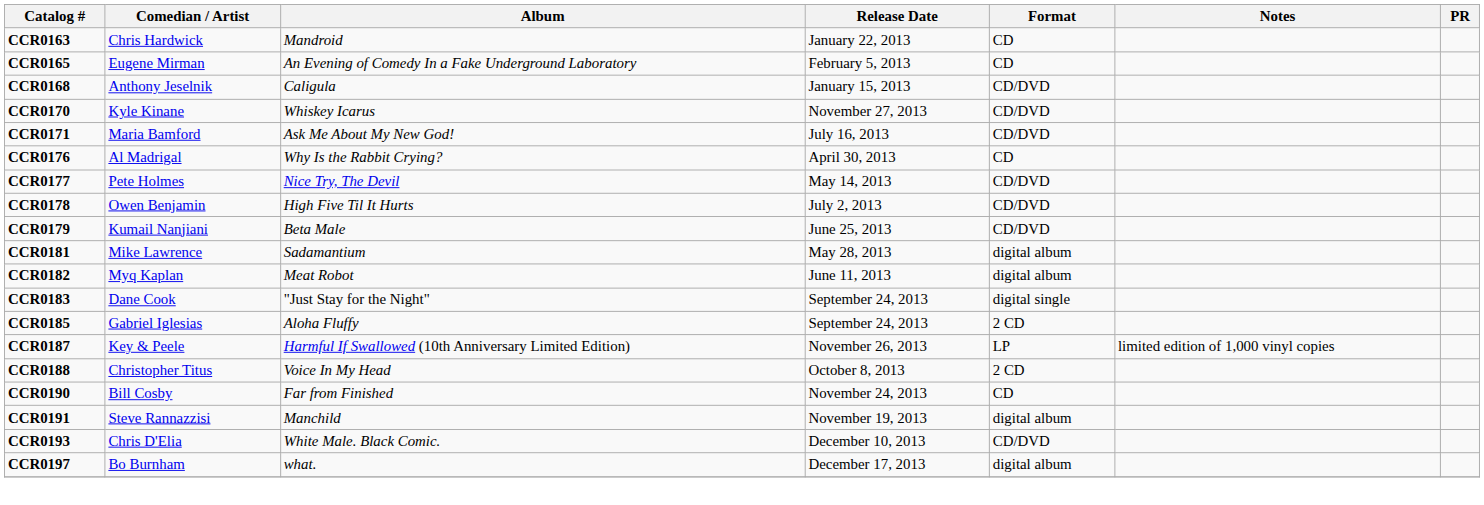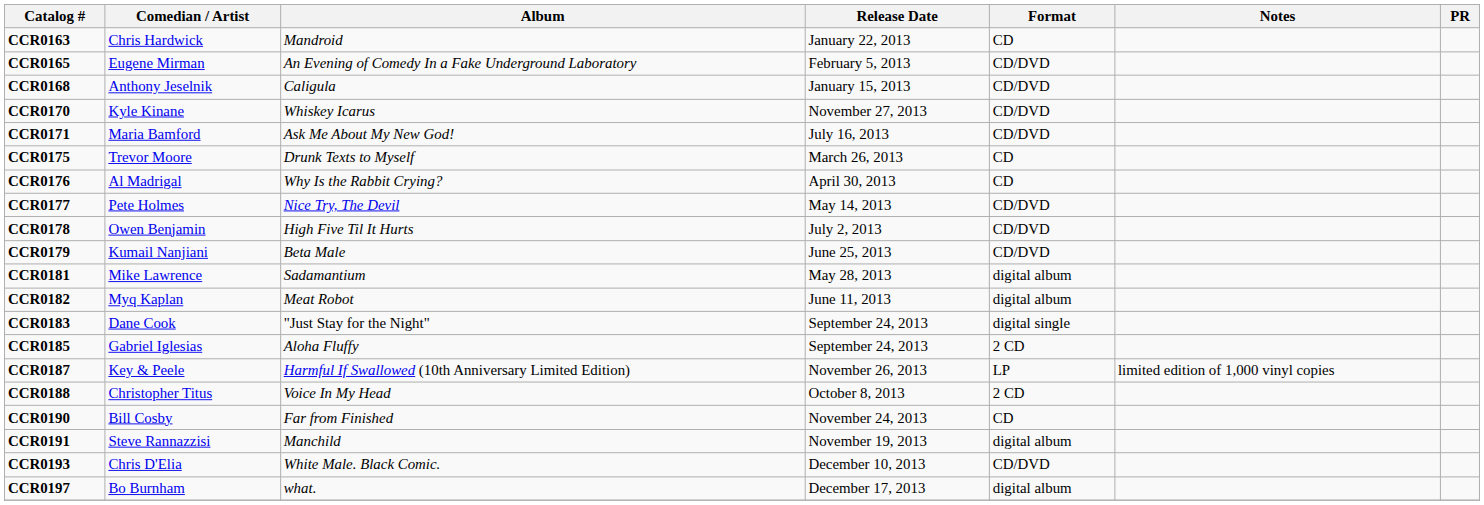(1003, 63) CD -> (1021, 63) CD/DVD
+ row: (39, 157)
